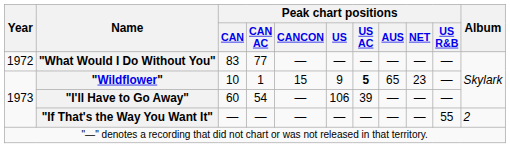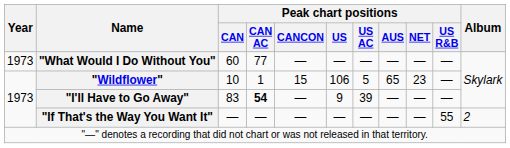(20, 61) 1972 -> (20, 61) 1973
(233, 61) 83 -> (233, 61) 60
(339, 80) 9 -> (340, 80) 106
(366, 80) bold -> (366, 80) normal
(233, 98) 60 -> (233, 98) 83
(261, 98) normal -> (261, 98) bold
(340, 98) 106 -> (339, 98) 9
